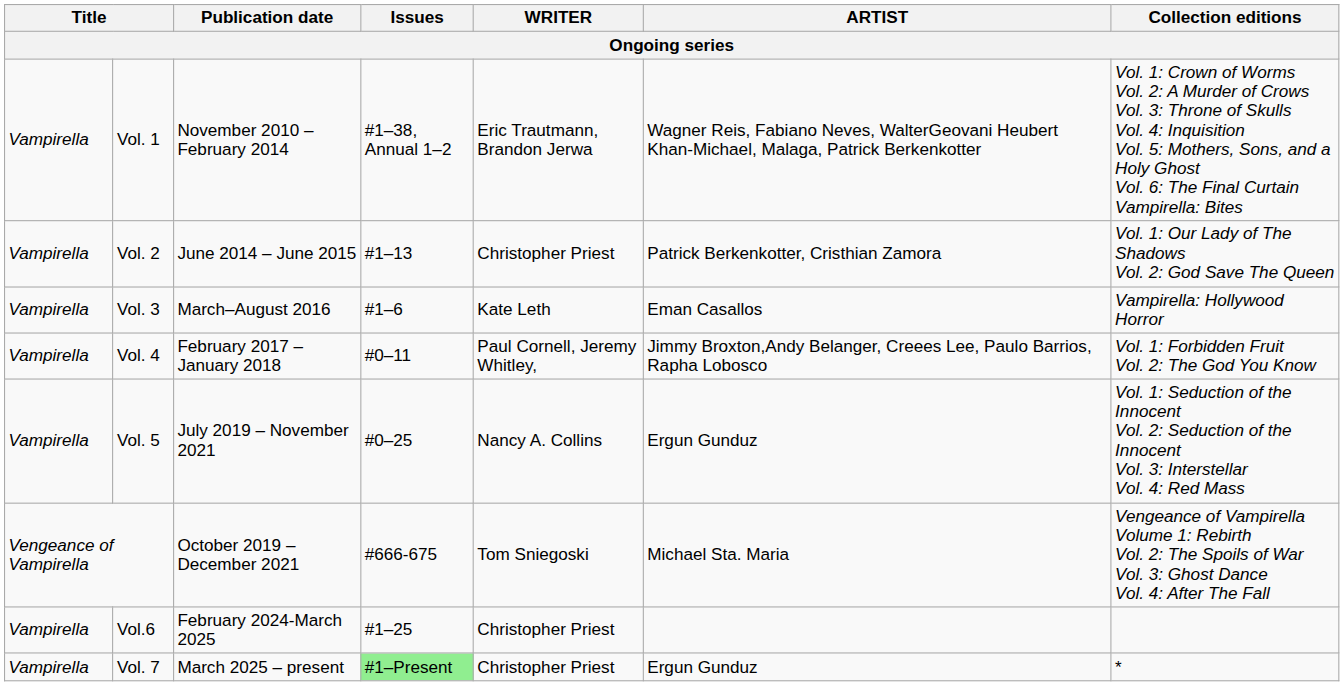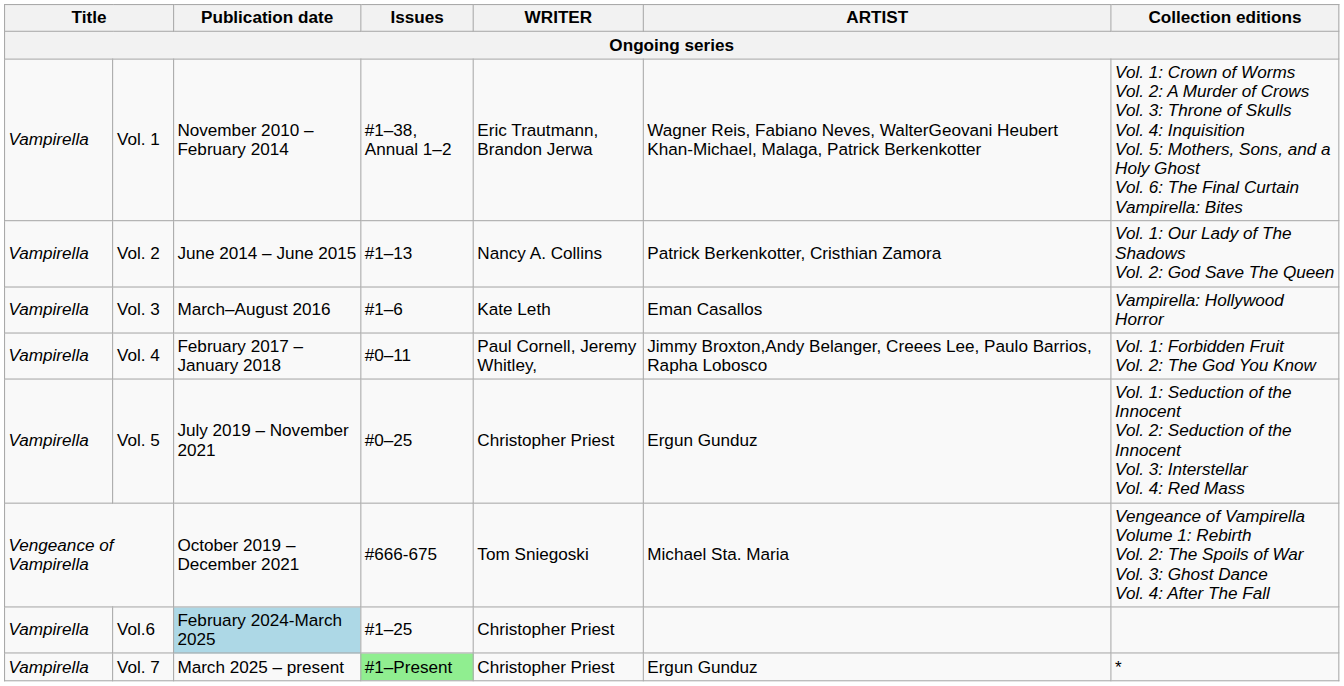(546, 253) Christopher Priest -> (540, 253) Nancy A. Collins
(540, 440) Nancy A. Collins -> (546, 440) Christopher Priest
(260, 630) no background -> (260, 630) lightblue background
